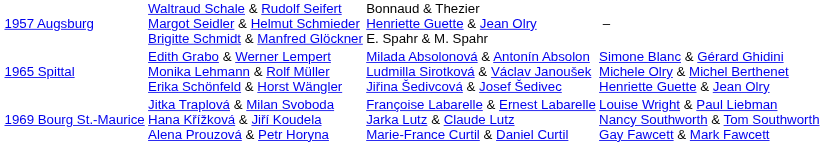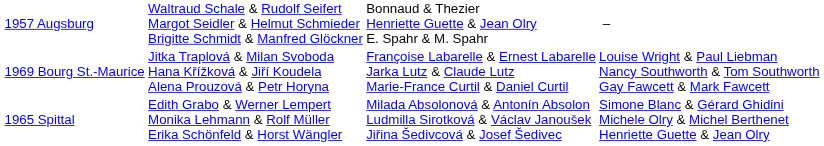rows swapped: (40, 72) <-> (75, 120)
